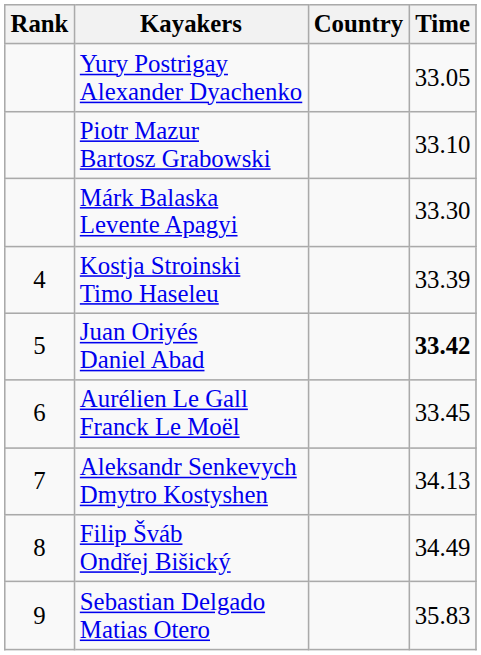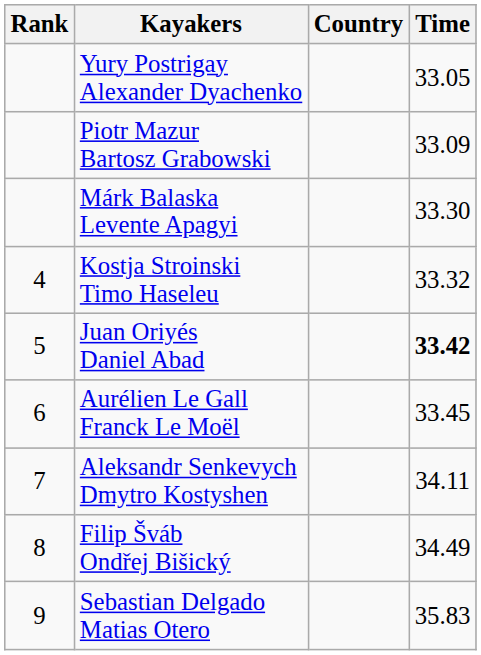(443, 144) 33.10 -> (443, 144) 33.09
(443, 279) 33.39 -> (443, 279) 33.32
(443, 480) 34.13 -> (443, 480) 34.11
